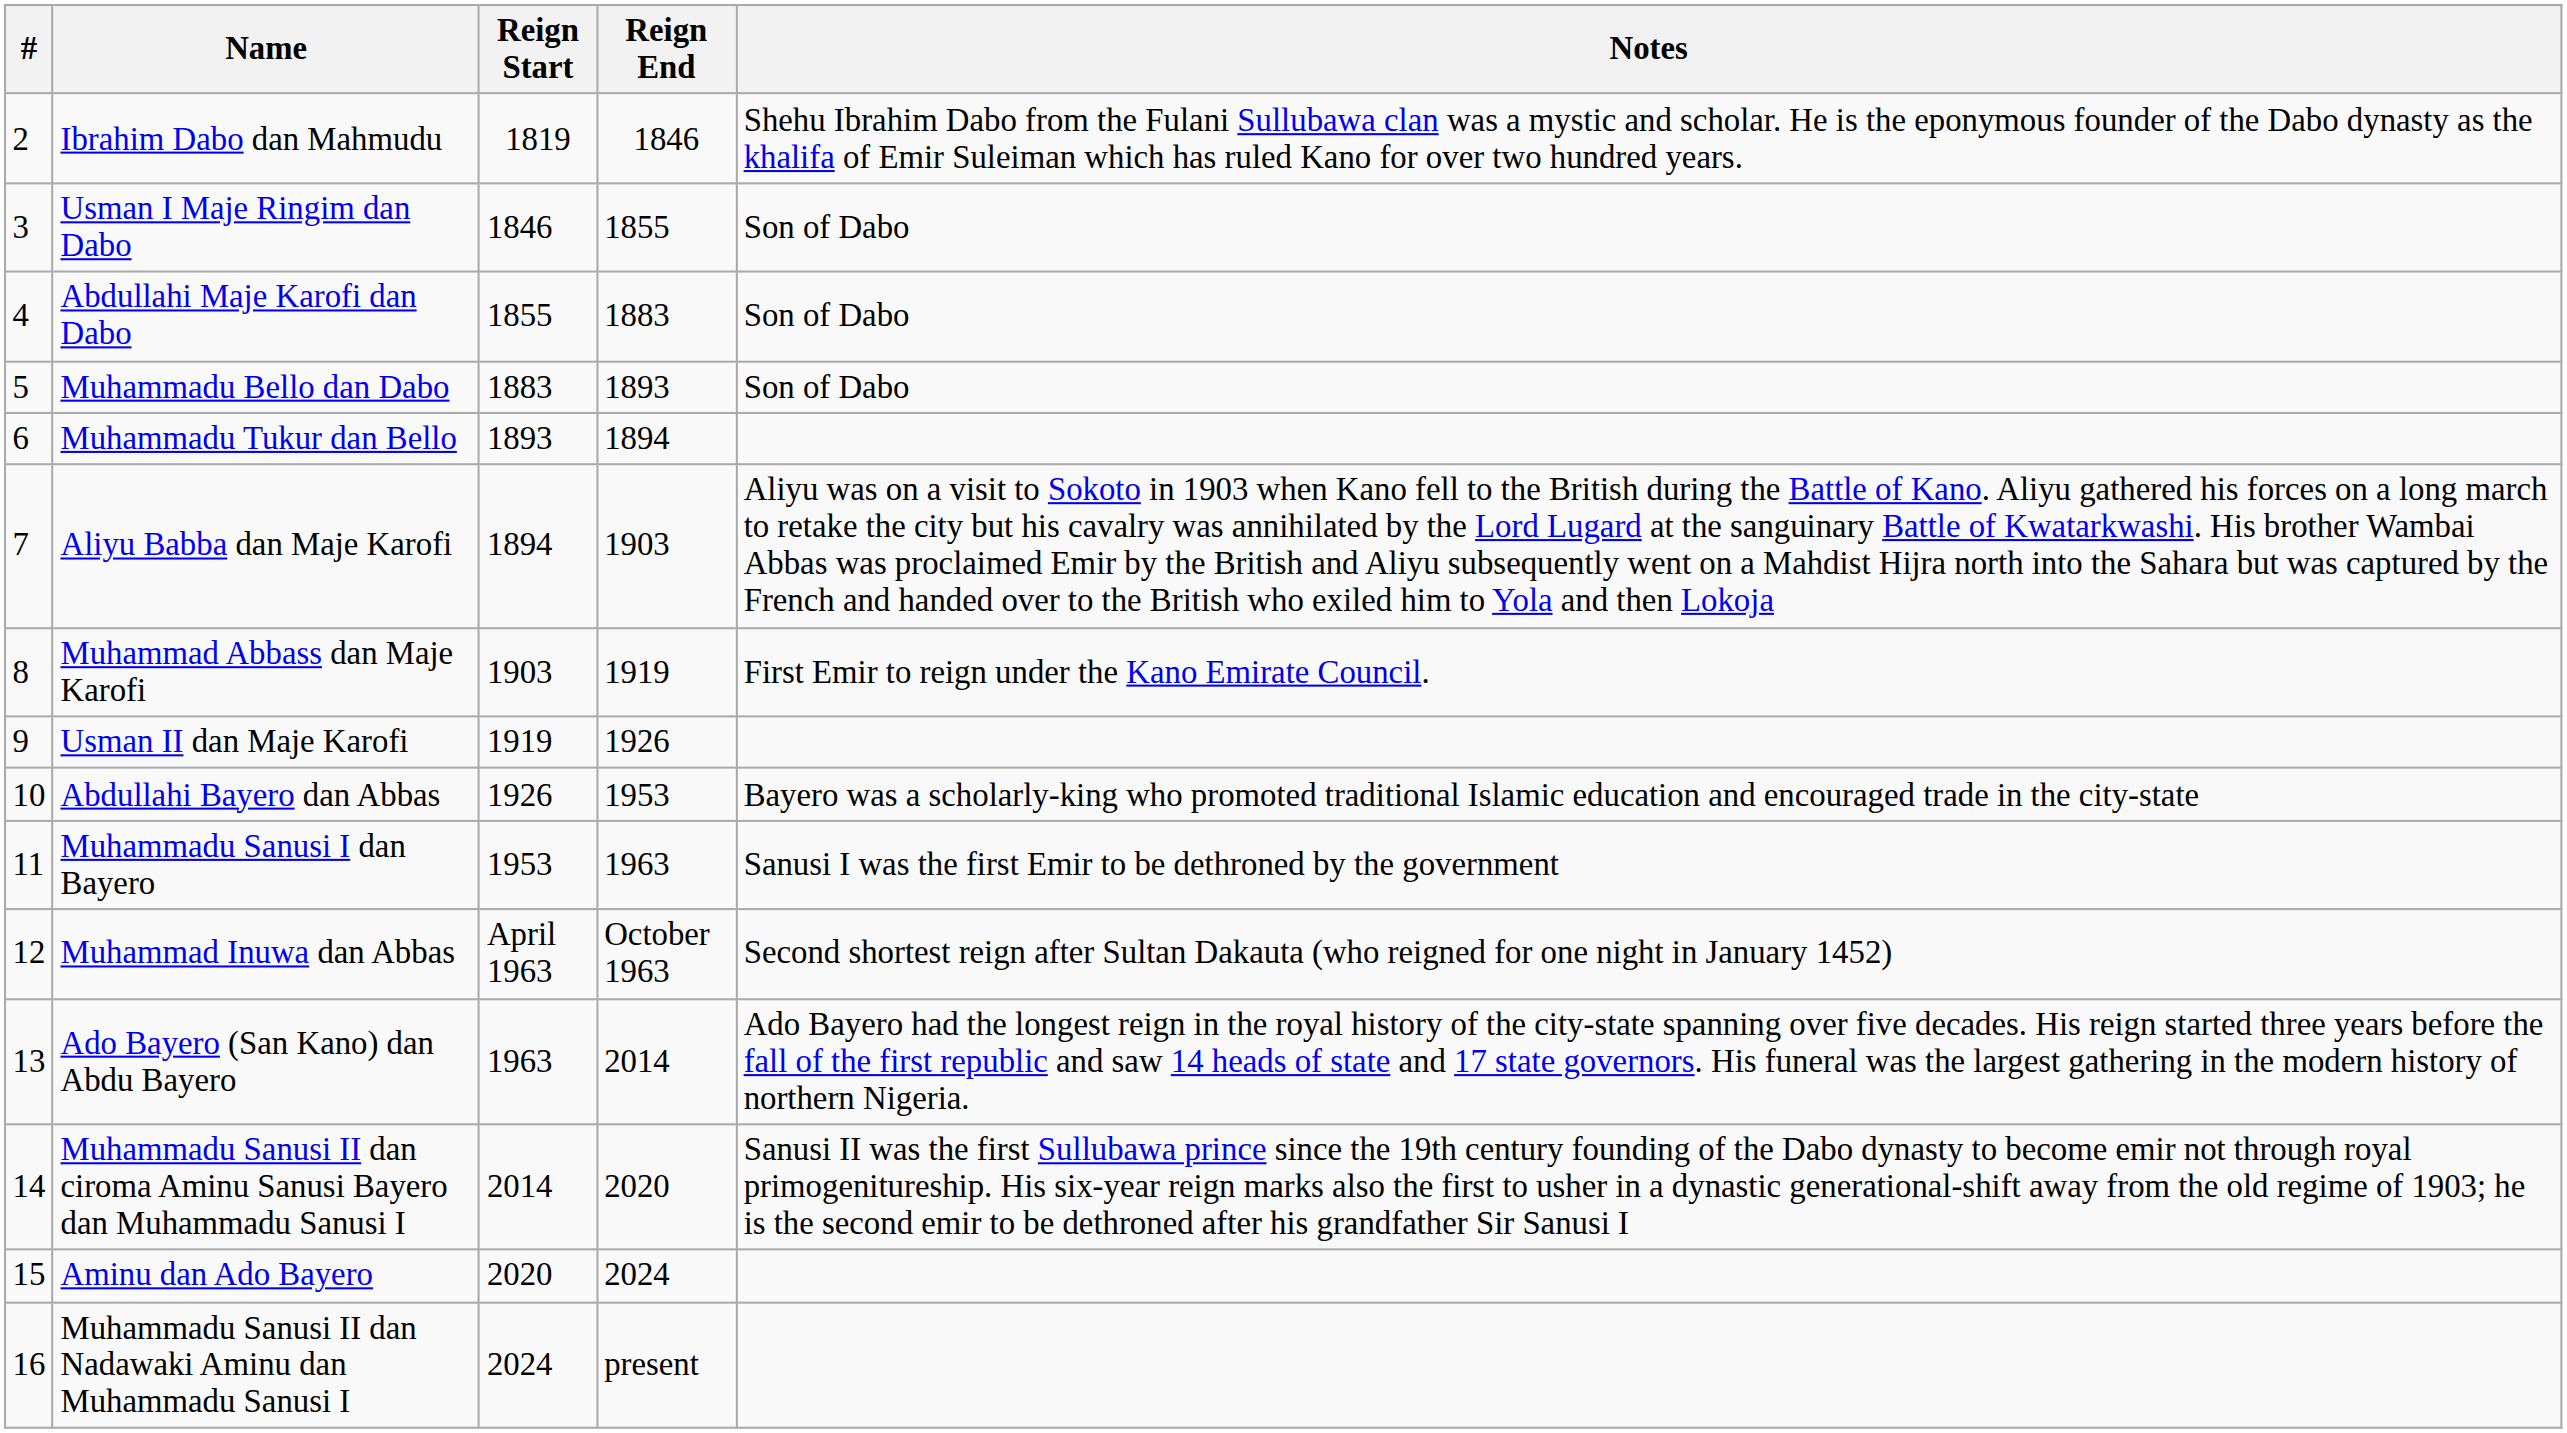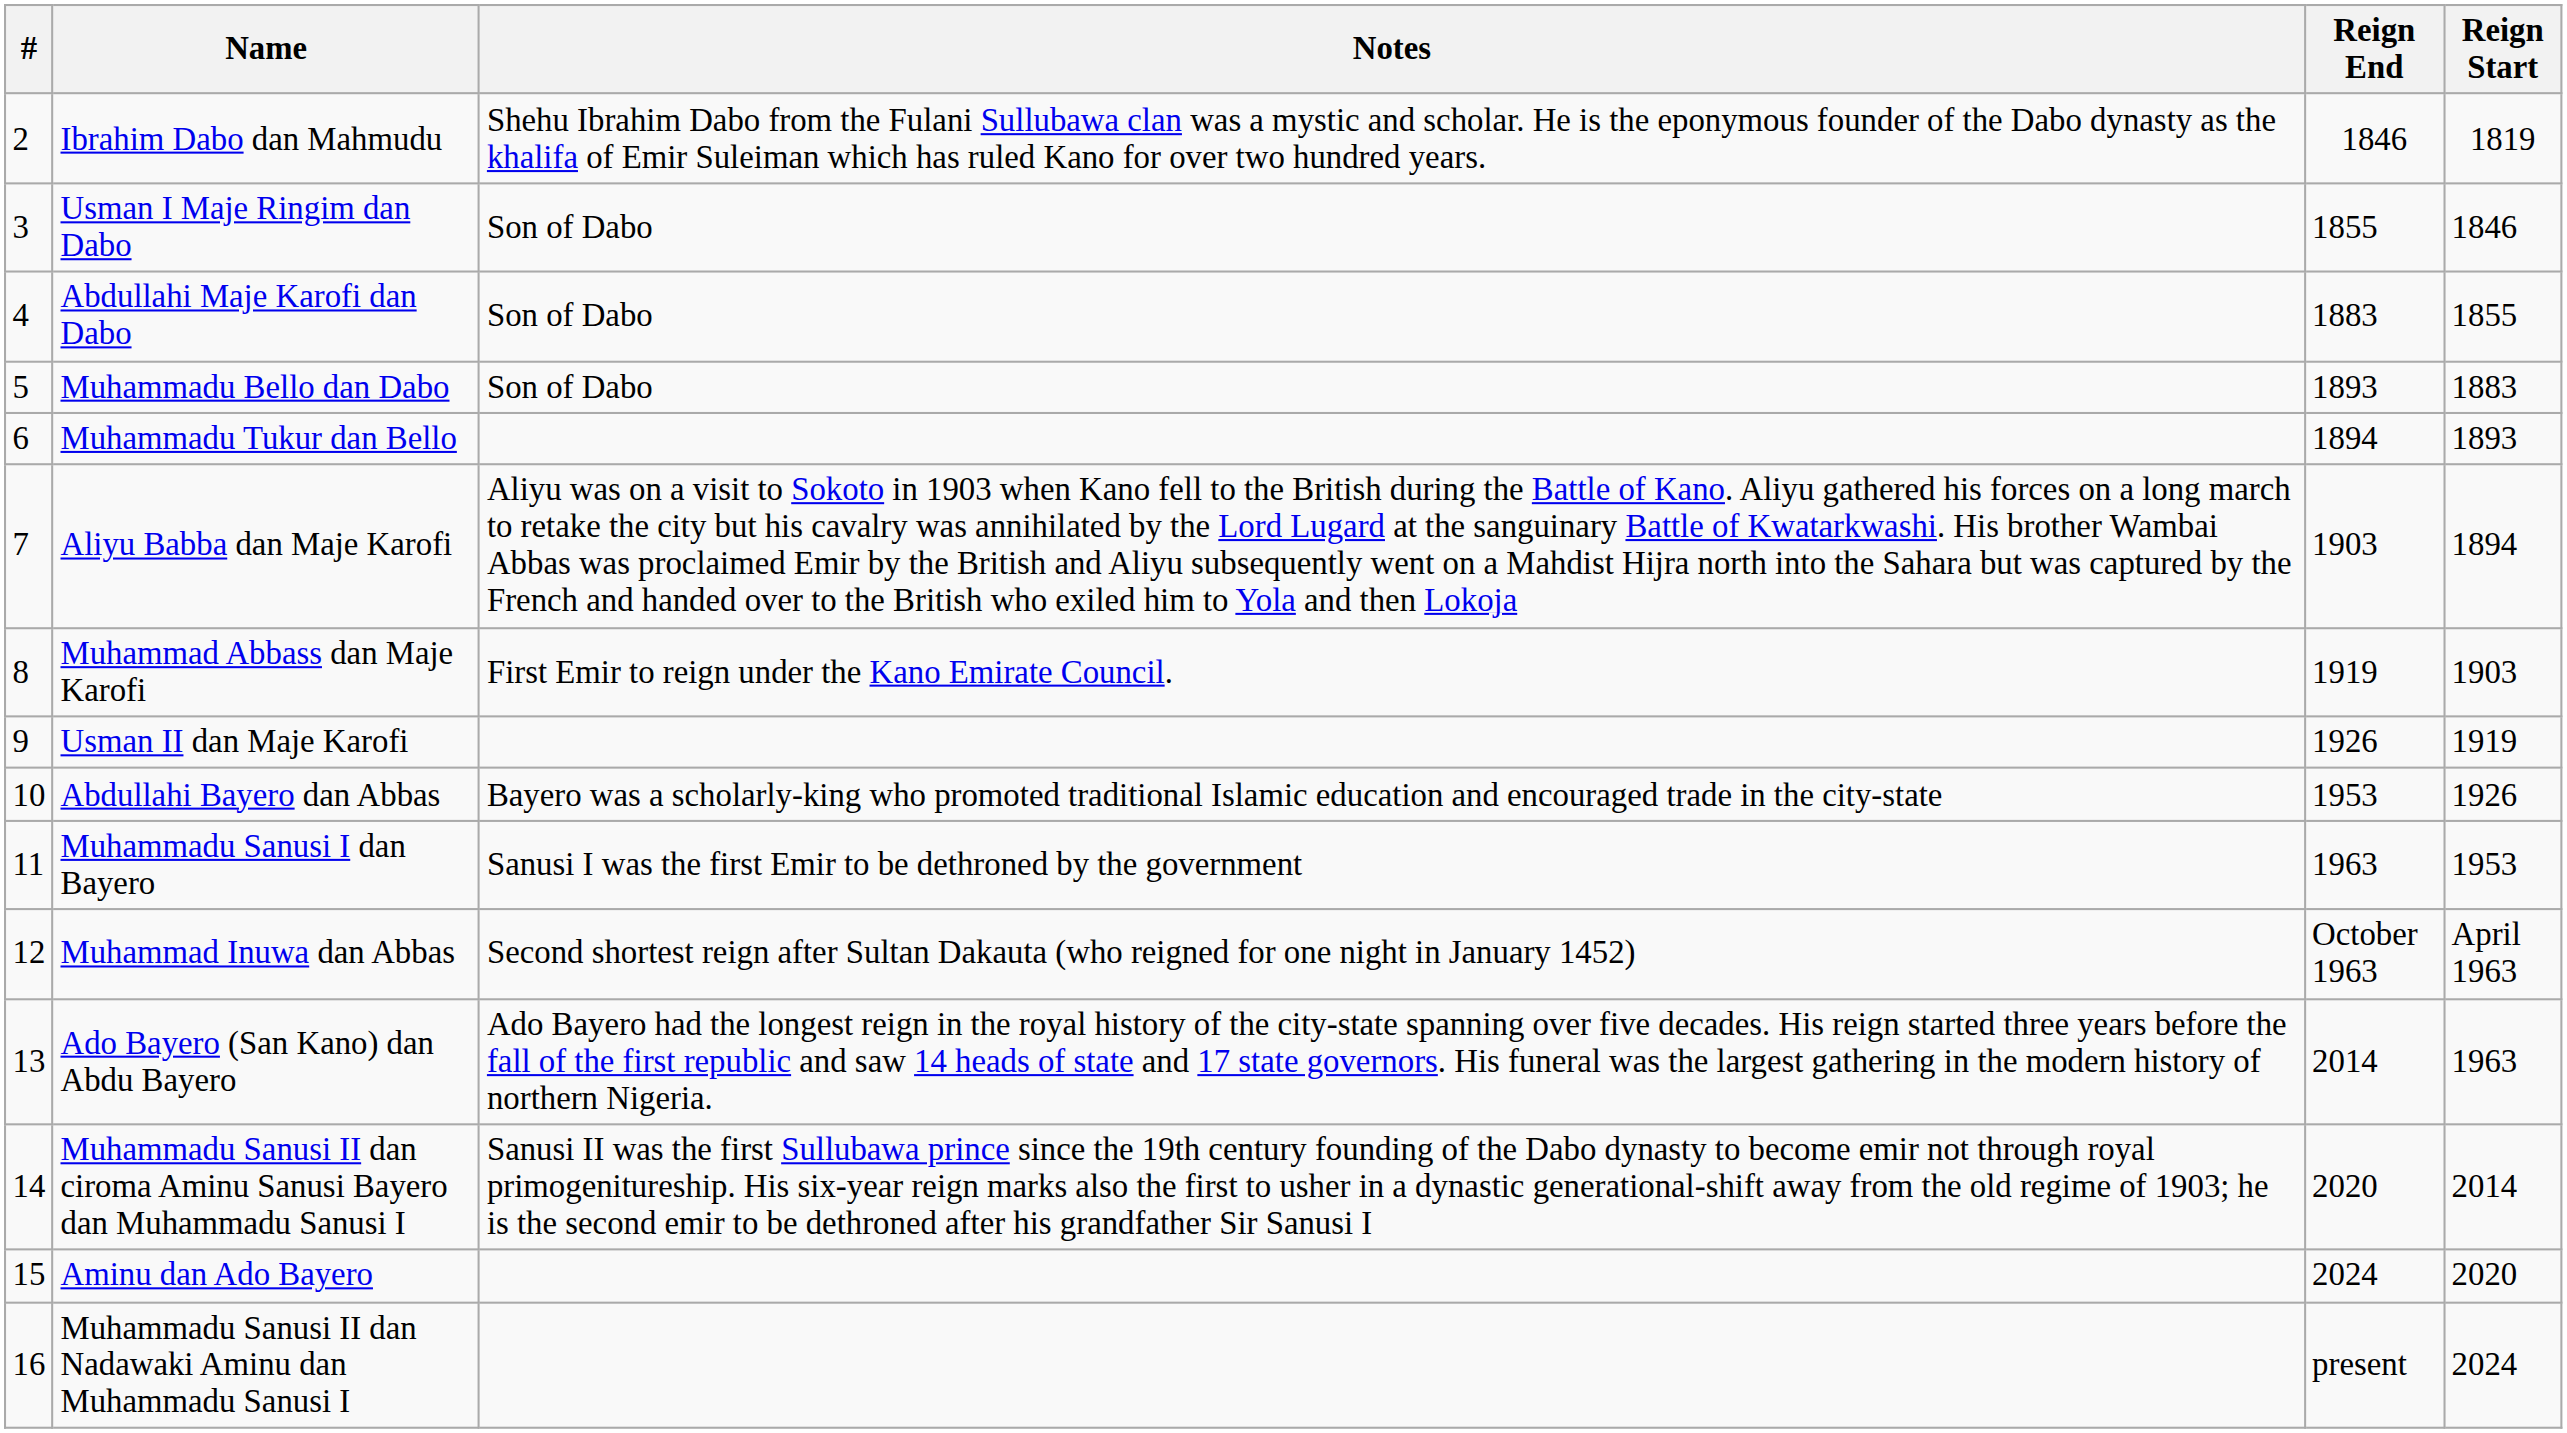columns swapped: (538, 48) <-> (1649, 48)
